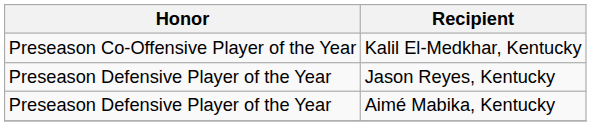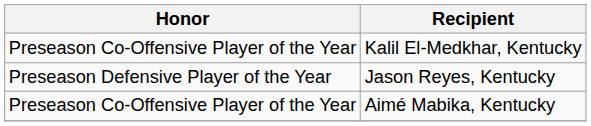(170, 105) Preseason Defensive Player of the Year -> (182, 105) Preseason Co-Offensive Player of the Year
